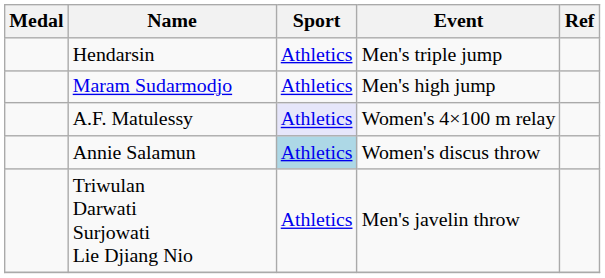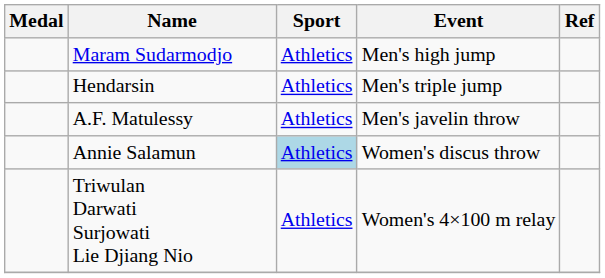rows swapped: (152, 86) <-> (114, 54)
(317, 119) lavender background -> (317, 119) no background
(459, 119) Women's 4×100 m relay -> (441, 119) Men's javelin throw
(441, 220) Men's javelin throw -> (459, 220) Women's 4×100 m relay
